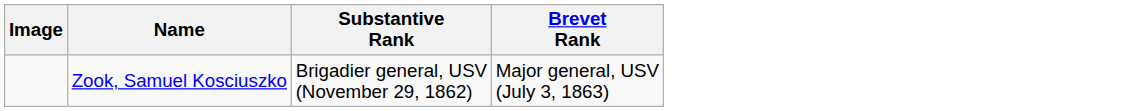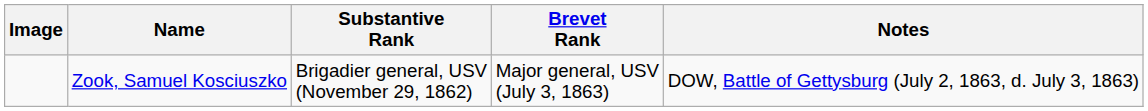+ column: (903, 29)
